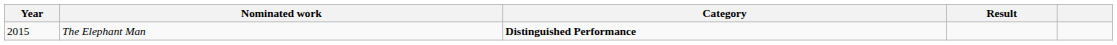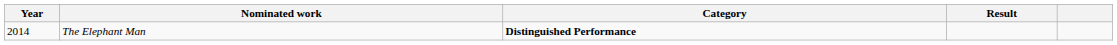(18, 31) 2015 -> (18, 31) 2014
